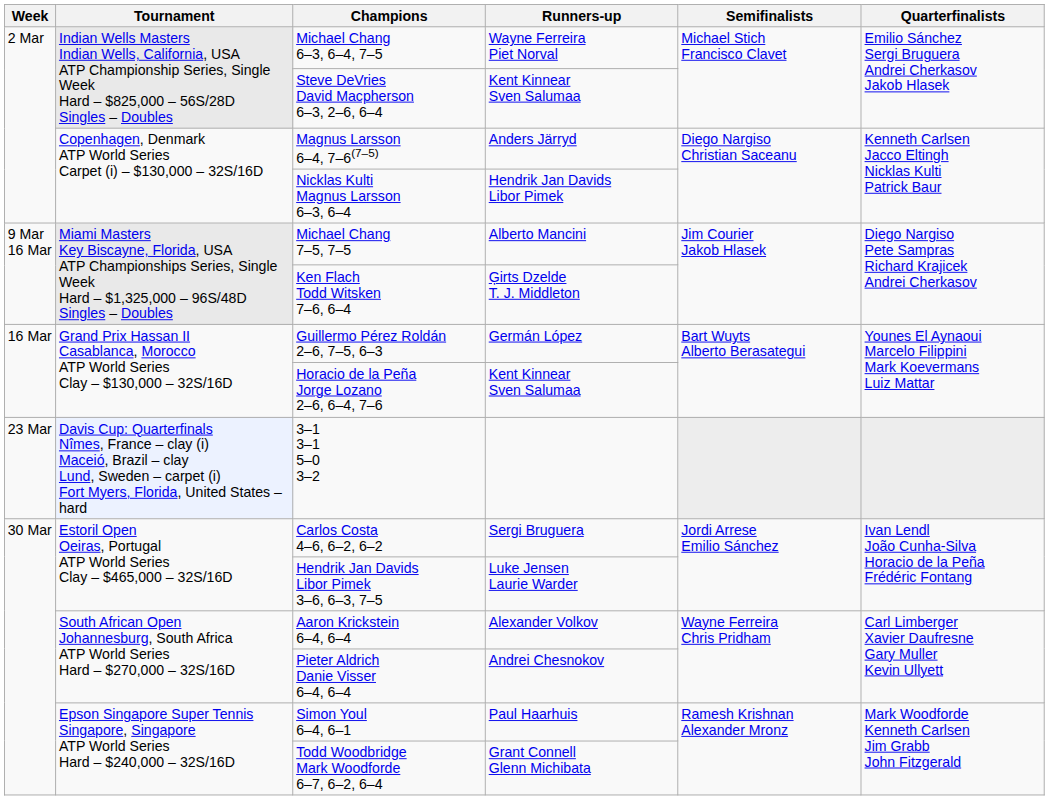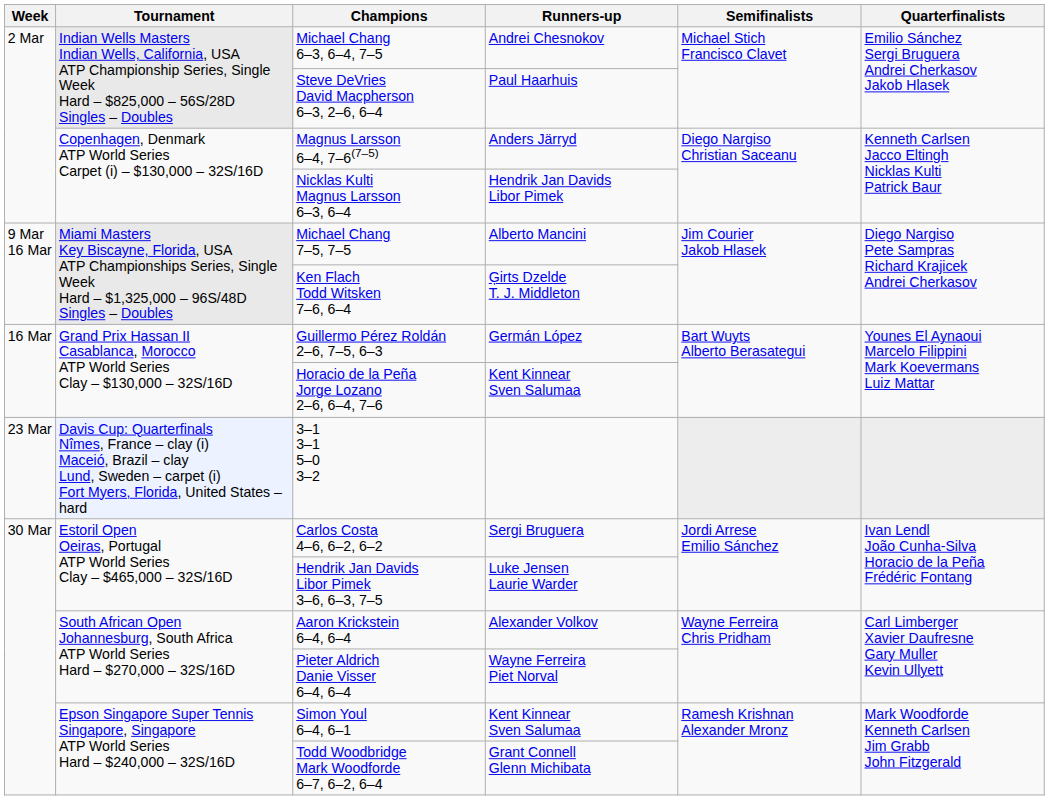(537, 46) Wayne Ferreira Piet Norval -> (546, 38) Andrei Chesnokov
(535, 88) Kent Kinnear Sven Salumaa -> (533, 80) Paul Haarhuis
(546, 660) Andrei Chesnokov -> (537, 668) Wayne Ferreira Piet Norval
(533, 714) Paul Haarhuis -> (535, 722) Kent Kinnear Sven Salumaa
